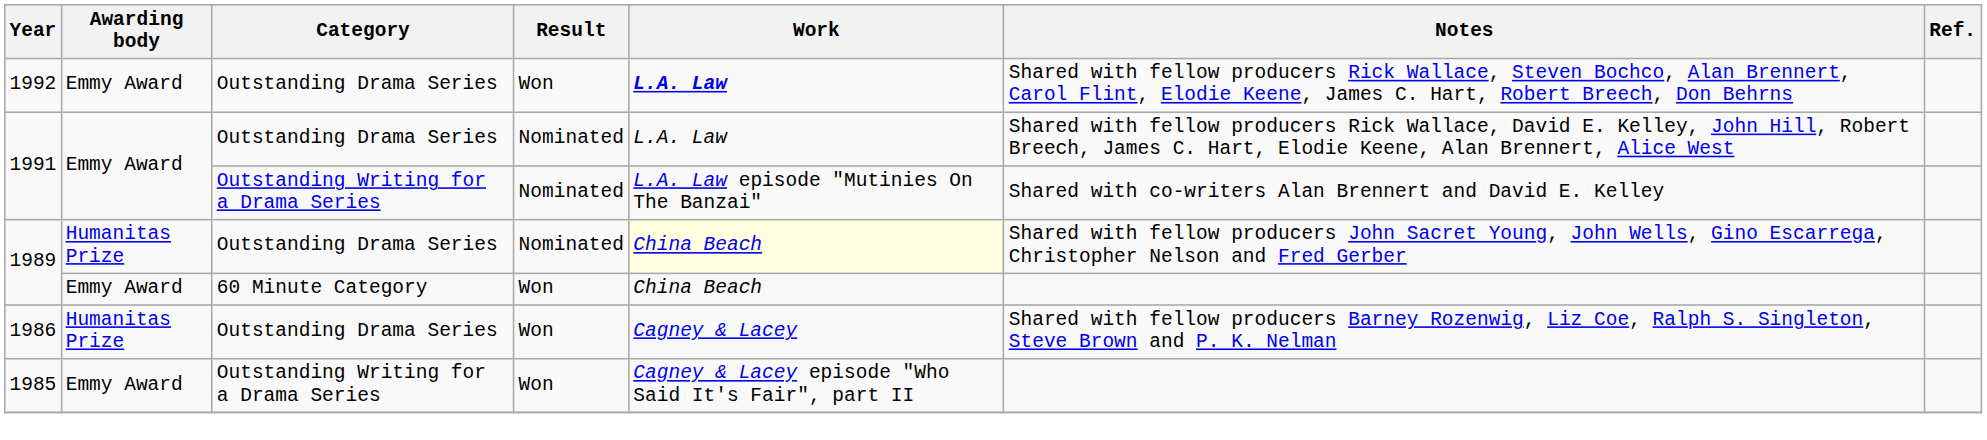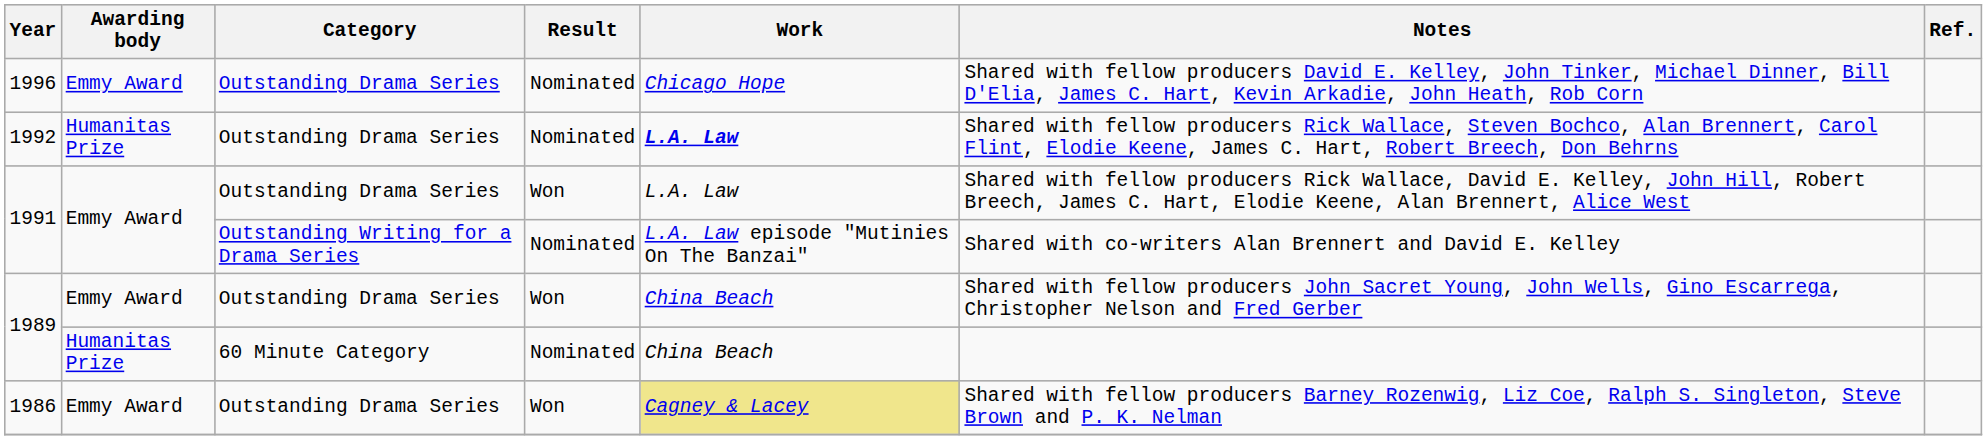+ row: (33, 86)
(124, 86) Emmy Award -> (118, 139) Humanitas Prize
(536, 86) Won -> (583, 139) Nominated
(571, 139) Nominated -> (548, 193) Won
(118, 246) Humanitas Prize -> (124, 300) Emmy Award
(571, 246) Nominated -> (548, 300) Won
(698, 246) lightyellow background -> (709, 300) no background
(124, 289) Emmy Award -> (118, 354) Humanitas Prize
(536, 289) Won -> (583, 354) Nominated
(118, 332) Humanitas Prize -> (124, 407) Emmy Award
(715, 332) no background -> (727, 407) khaki background
- row: (33, 385)
